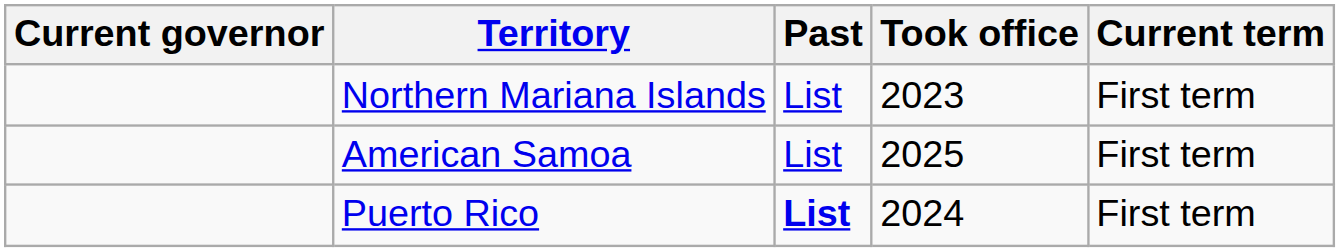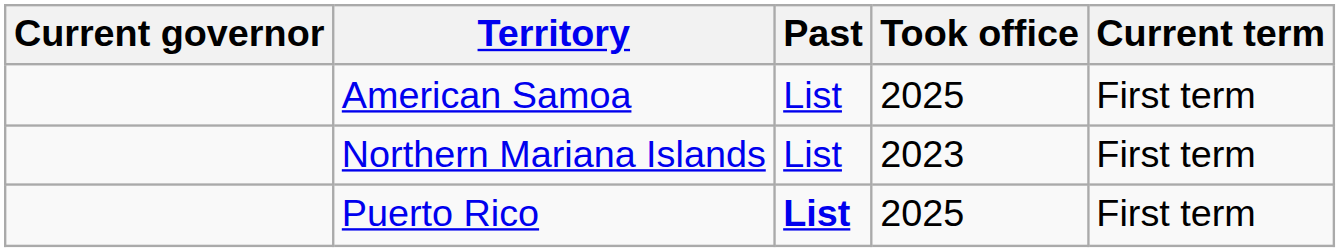rows swapped: (487, 154) <-> (554, 94)
(922, 214) 2024 -> (922, 214) 2025
